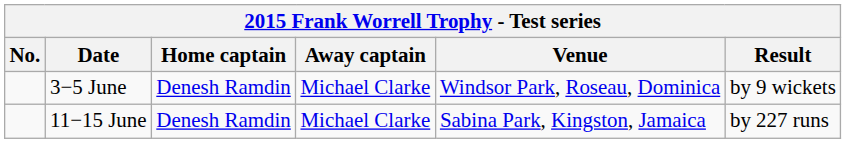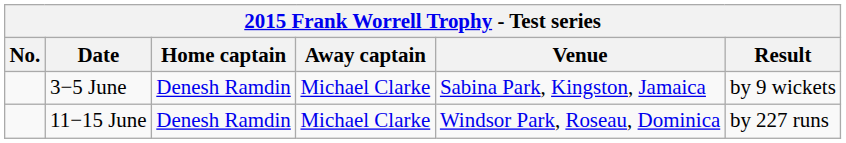(580, 87) Windsor Park, Roseau, Dominica -> (573, 87) Sabina Park, Kingston, Jamaica
(573, 120) Sabina Park, Kingston, Jamaica -> (580, 120) Windsor Park, Roseau, Dominica
